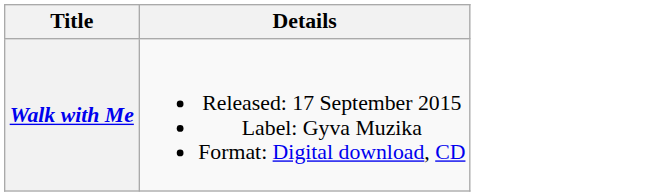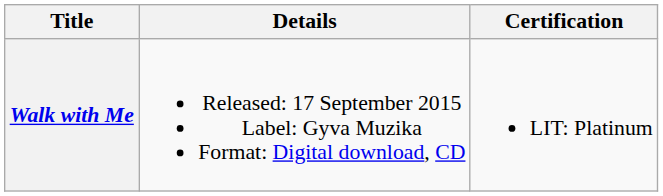+ column: (564, 21)
